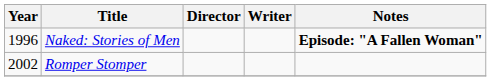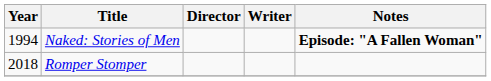(23, 40) 1996 -> (23, 40) 1994
(23, 64) 2002 -> (23, 64) 2018
